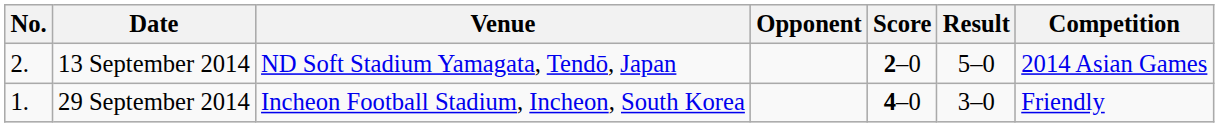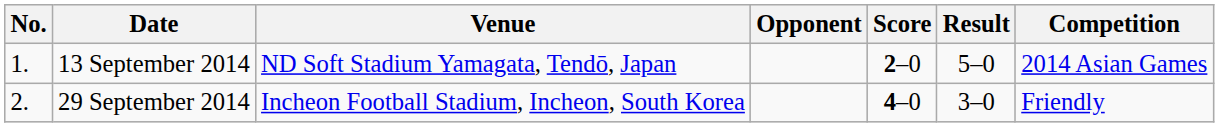(20, 63) 2. -> (20, 63) 1.
(20, 102) 1. -> (20, 102) 2.
